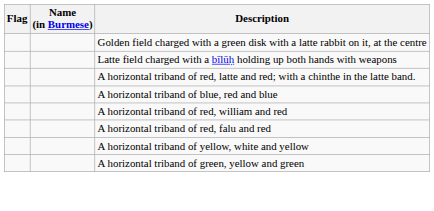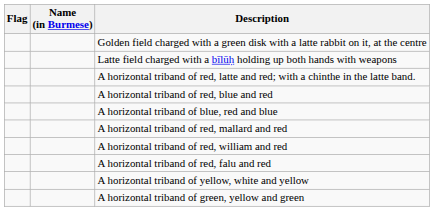+ row: (185, 94)
+ row: (192, 128)
